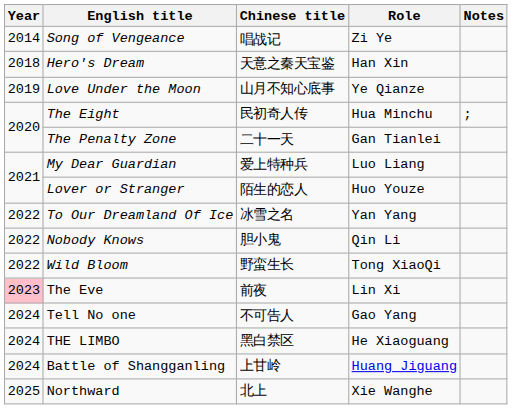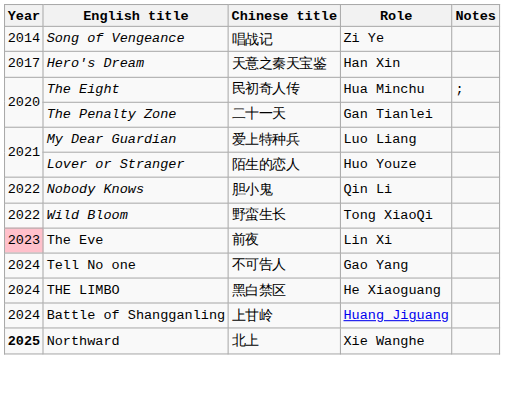(24, 64) 2018 -> (24, 64) 2017
- row: (124, 89)
- row: (140, 215)
(24, 391) normal -> (24, 341) bold
